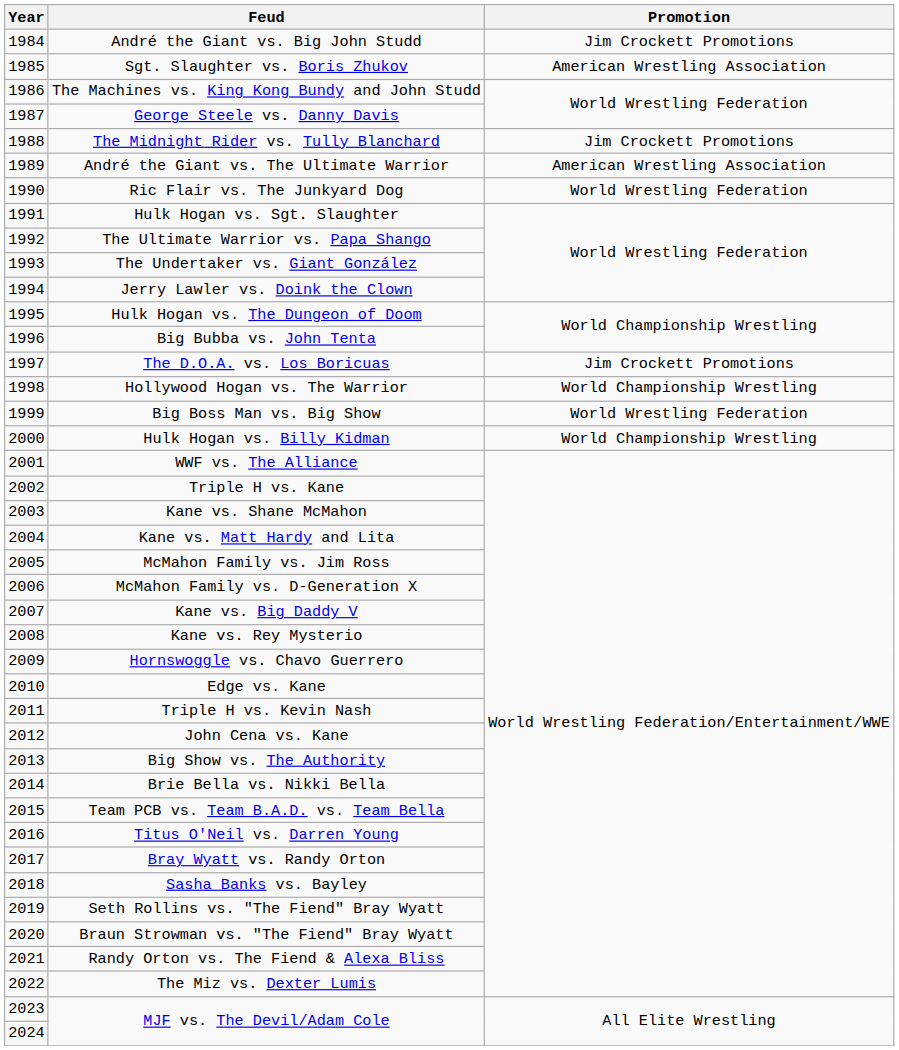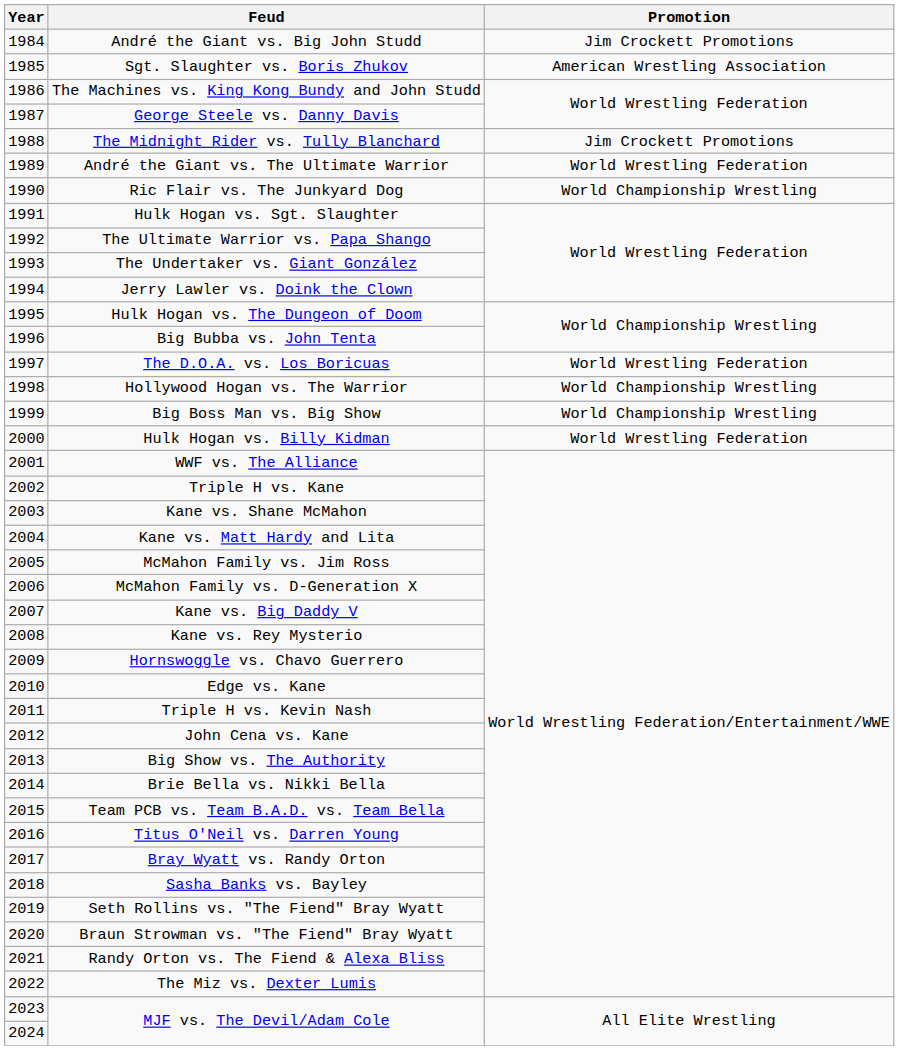(689, 166) American Wrestling Association -> (689, 166) World Wrestling Federation
(689, 191) World Wrestling Federation -> (689, 191) World Championship Wrestling
(689, 364) Jim Crockett Promotions -> (689, 364) World Wrestling Federation
(689, 414) World Wrestling Federation -> (689, 414) World Championship Wrestling
(689, 438) World Championship Wrestling -> (689, 438) World Wrestling Federation
